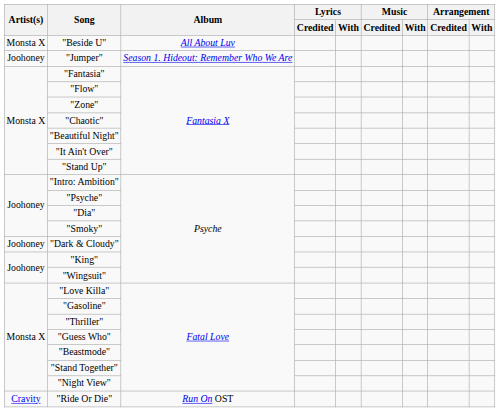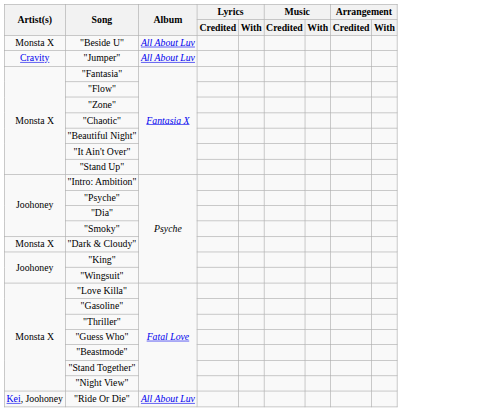(26, 58) Joohoney -> (35, 58) Cravity
(208, 58) Season 1. Hideout: Remember Who We Are -> (168, 58) All About Luv
(26, 244) Joohoney -> (35, 244) Monsta X
(26, 399) Cravity -> (35, 399) Kei, Joohoney
(208, 399) Run On OST -> (168, 399) All About Luv
